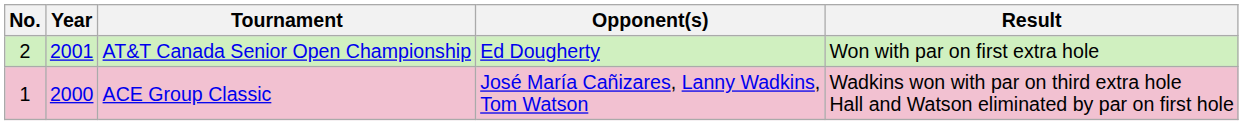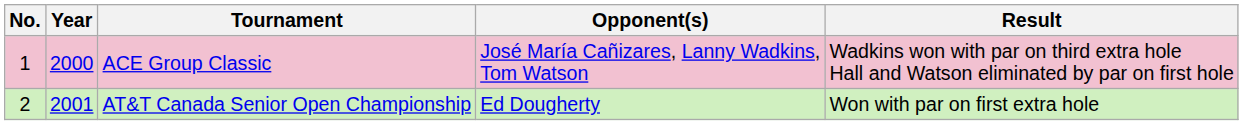rows swapped: (187, 93) <-> (287, 51)
